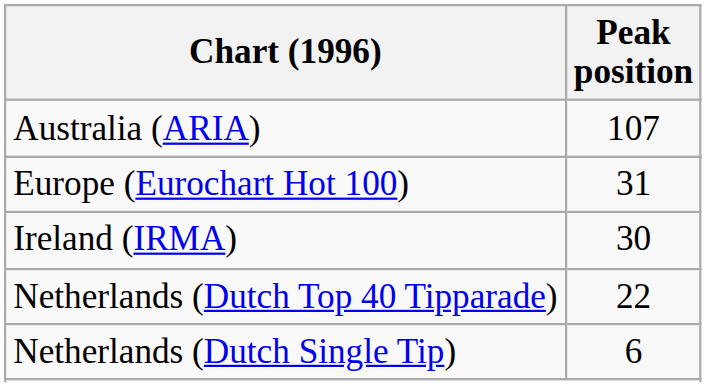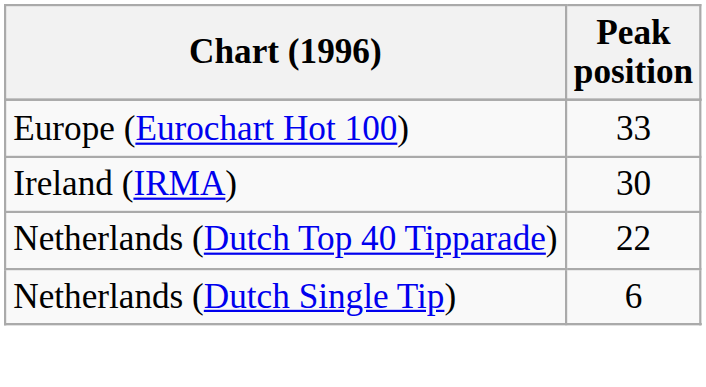- row: (137, 127)
(633, 183) 31 -> (633, 127) 33
